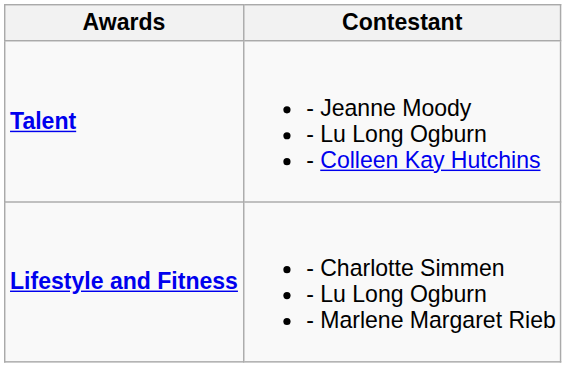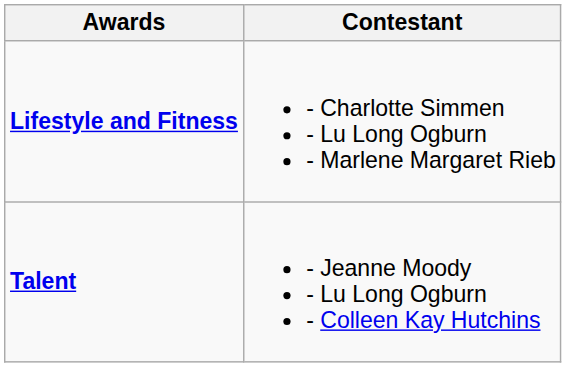rows swapped: (124, 281) <-> (43, 121)
